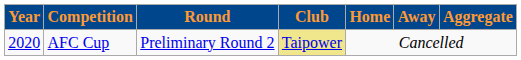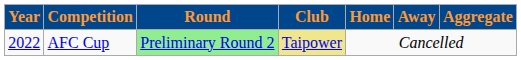(24, 42) 2020 -> (24, 42) 2022
(207, 42) no background -> (207, 42) lightgreen background
